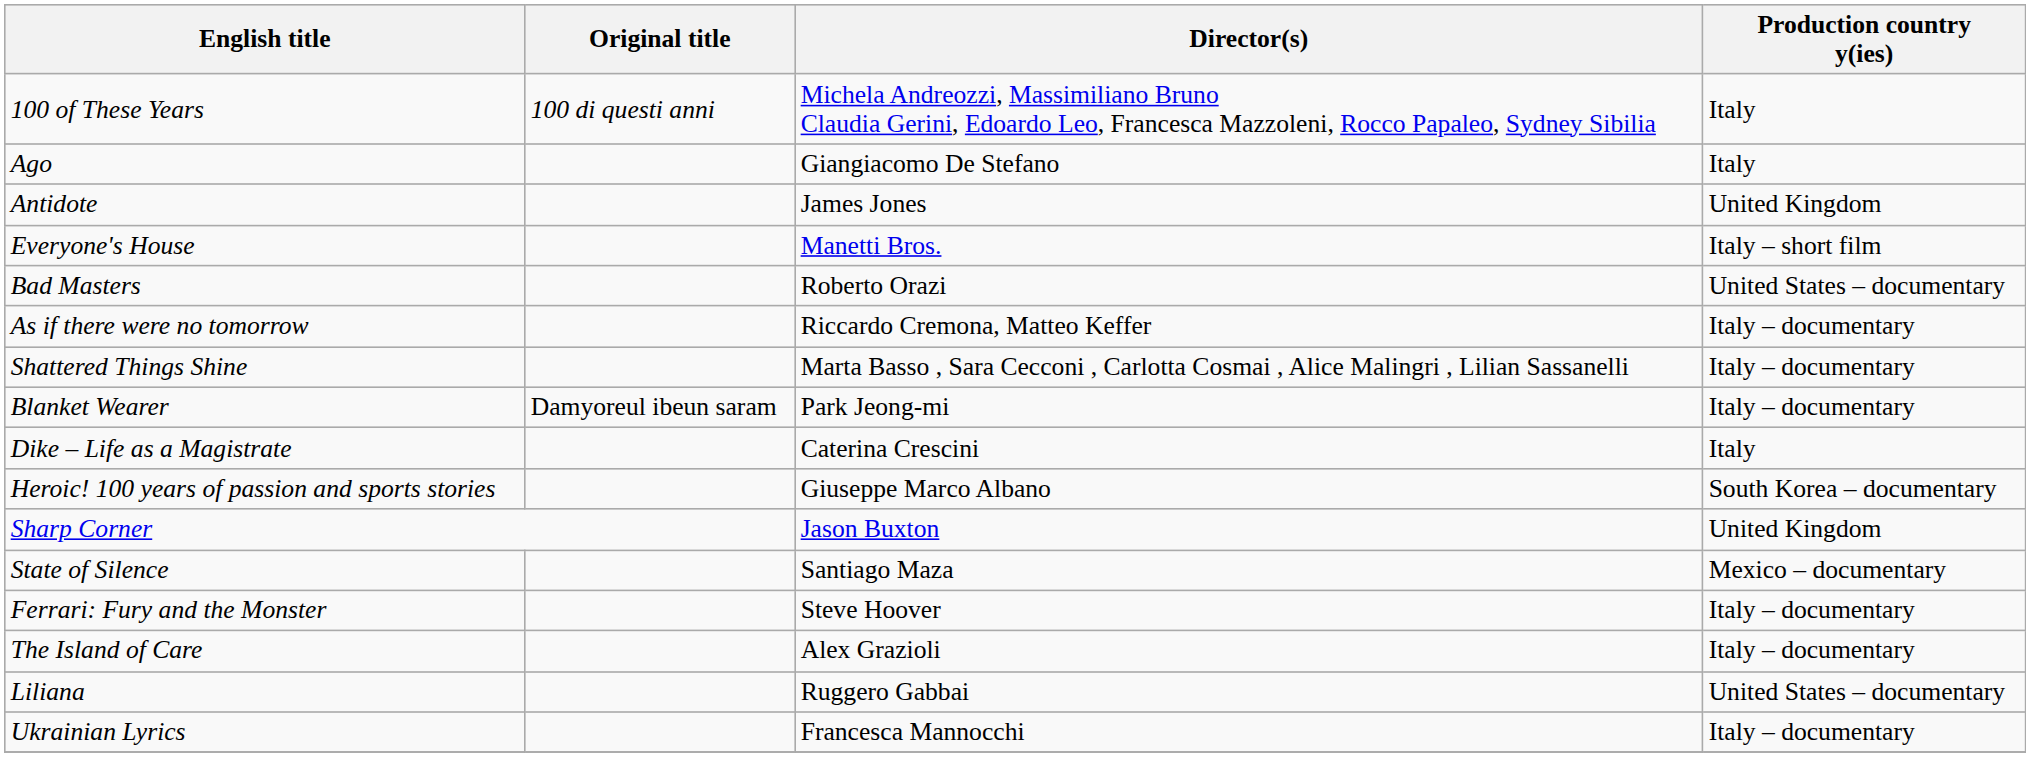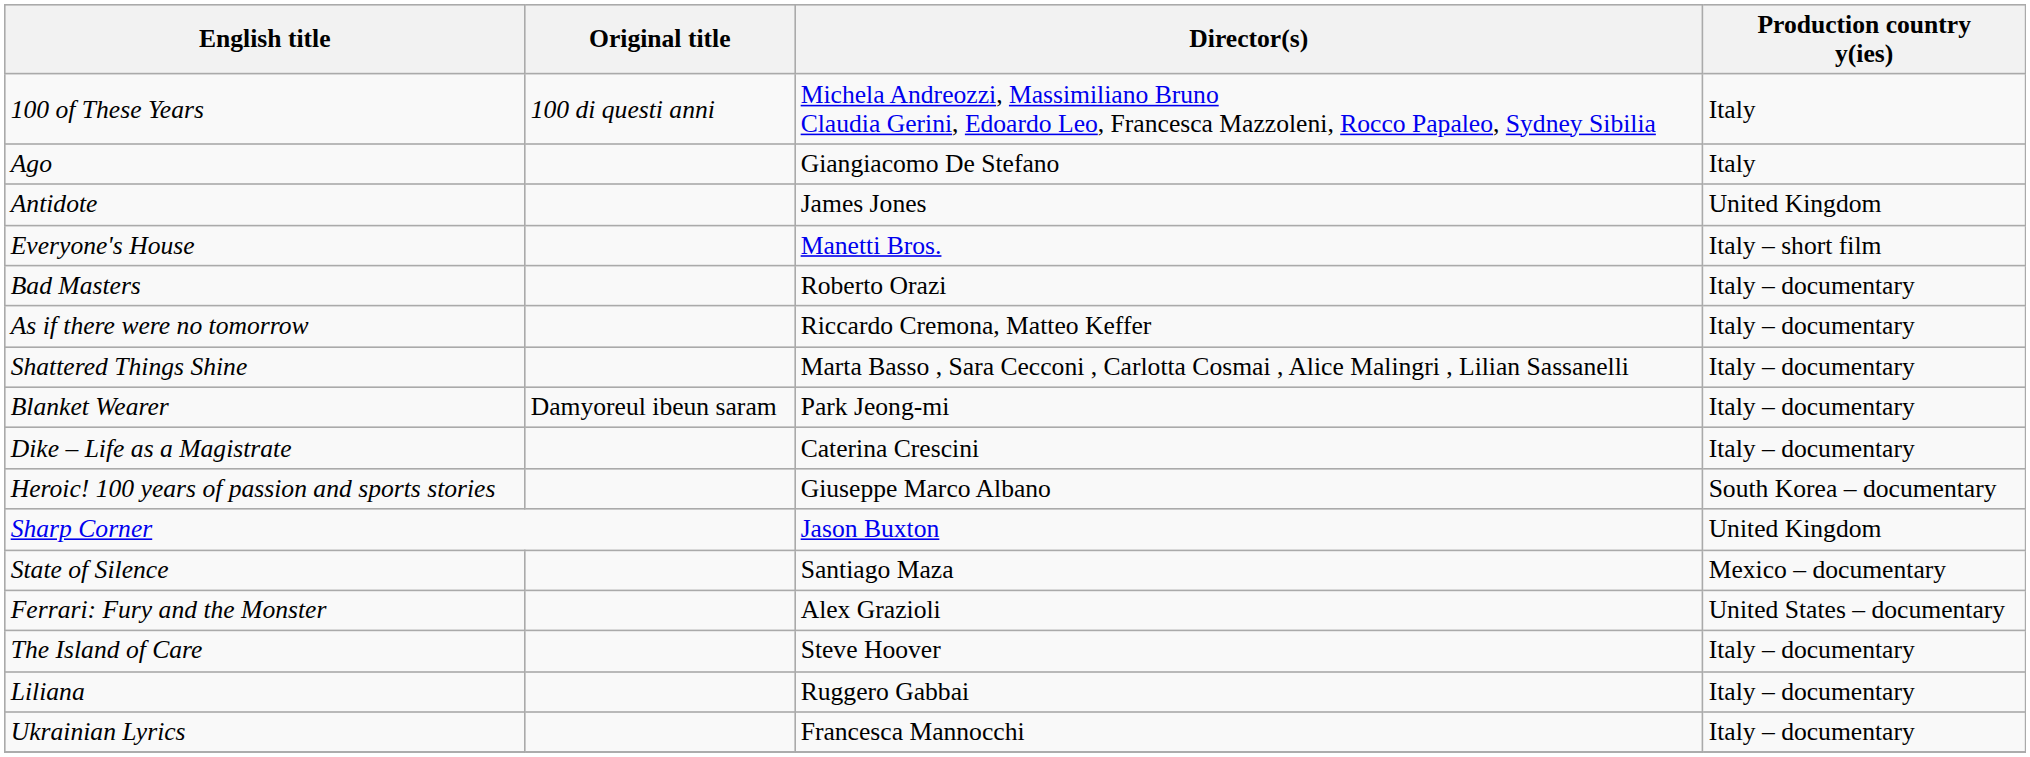(1857, 285) United States – documentary -> (1812, 285) Italy – documentary
(1732, 447) Italy -> (1812, 447) Italy – documentary
(871, 610) Steve Hoover -> (871, 610) Alex Grazioli
(1812, 610) Italy – documentary -> (1857, 610) United States – documentary
(871, 650) Alex Grazioli -> (871, 650) Steve Hoover
(1857, 691) United States – documentary -> (1812, 691) Italy – documentary
